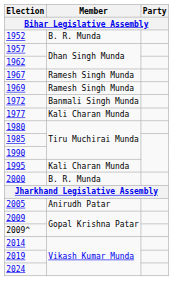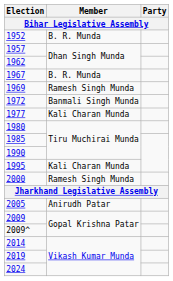(91, 75) Ramesh Singh Munda -> (74, 75) B. R. Munda
(74, 179) B. R. Munda -> (91, 179) Ramesh Singh Munda
